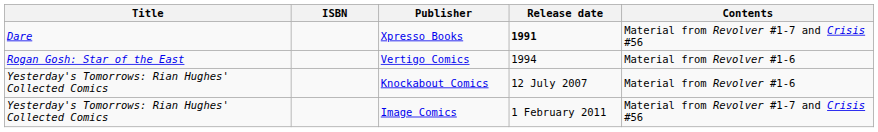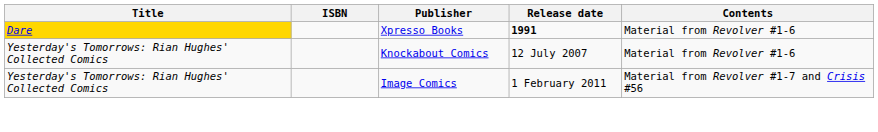(20, 36) no background -> (20, 30) gold background
(745, 36) Material from Revolver #1-7 and Crisis #56 -> (710, 30) Material from Revolver #1-6
- row: (425, 59)
